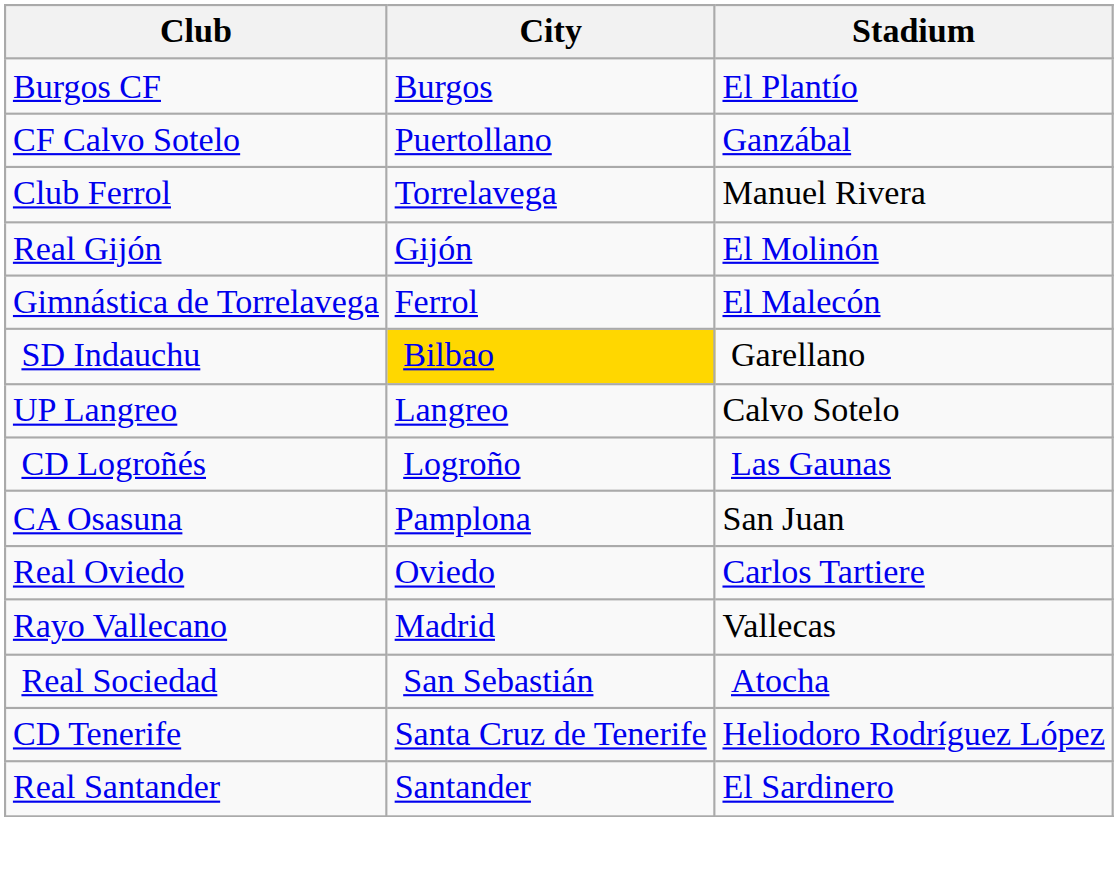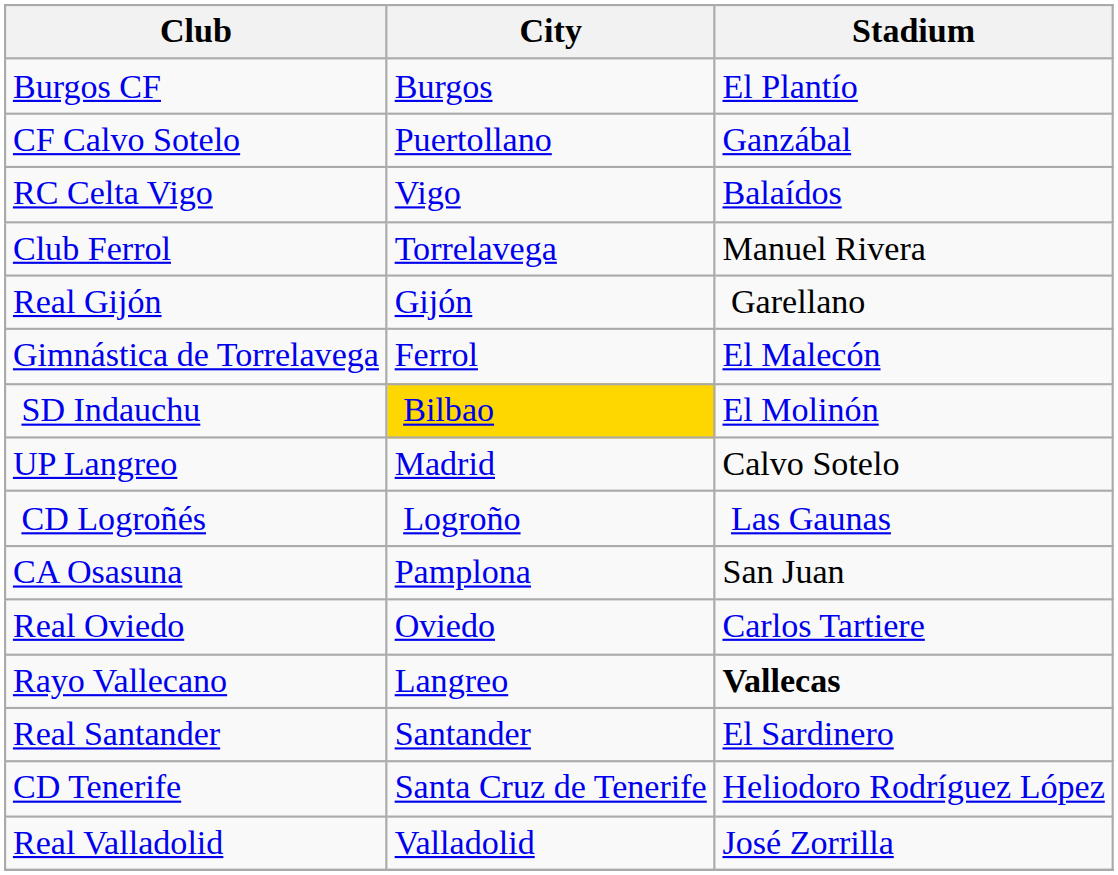+ row: (113, 193)
(801, 247) El Molinón -> (794, 301) Garellano
(794, 355) Garellano -> (801, 409) El Molinón
(451, 409) Langreo -> (445, 463) Madrid
(445, 626) Madrid -> (451, 680) Langreo
(779, 626) normal -> (781, 680) bold
- row: (115, 680)
rows swapped: (117, 788) <-> (97, 734)
+ row: (118, 842)
